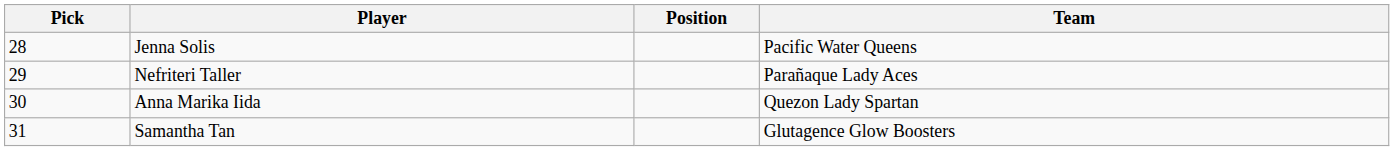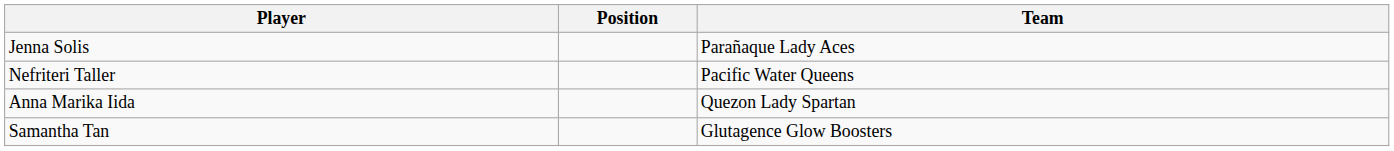- column: (67, 18)
(840, 46) Pacific Water Queens -> (778, 46) Parañaque Lady Aces
(841, 74) Parañaque Lady Aces -> (777, 74) Pacific Water Queens
